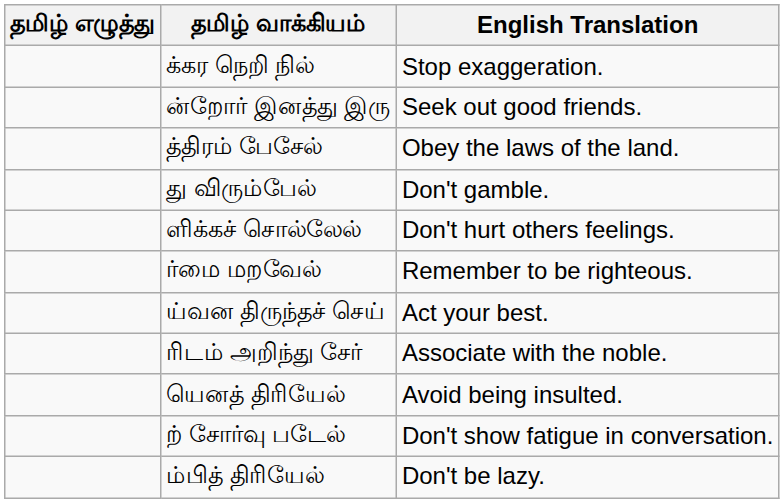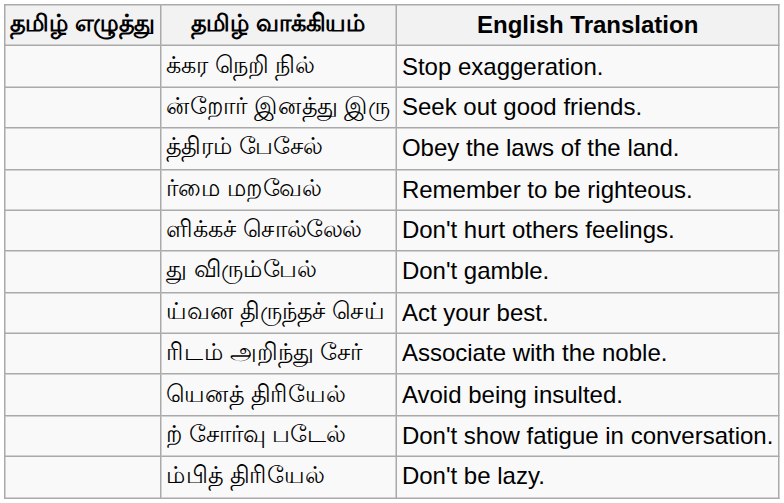rows swapped: (244, 269) <-> (241, 187)
